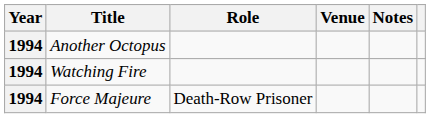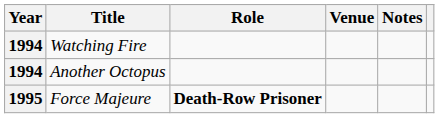rows swapped: (108, 44) <-> (98, 71)
(25, 98) 1994 -> (25, 98) 1995
(243, 98) normal -> (248, 98) bold
